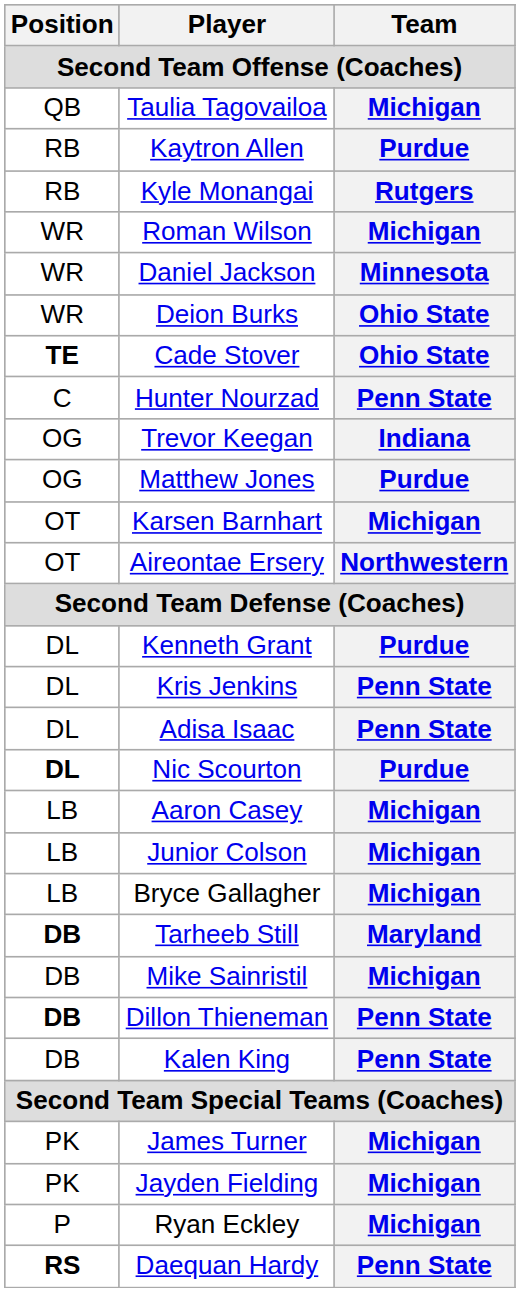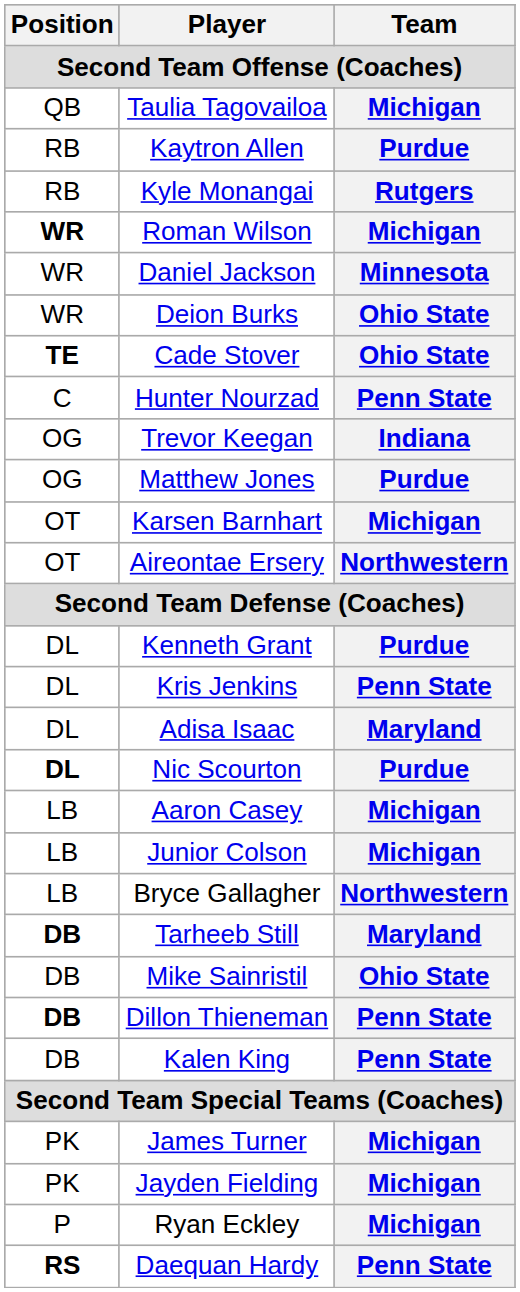(62, 231) normal -> (62, 231) bold
(424, 728) Penn State -> (424, 728) Maryland
(424, 893) Michigan -> (424, 893) Northwestern
(424, 976) Michigan -> (424, 976) Ohio State
